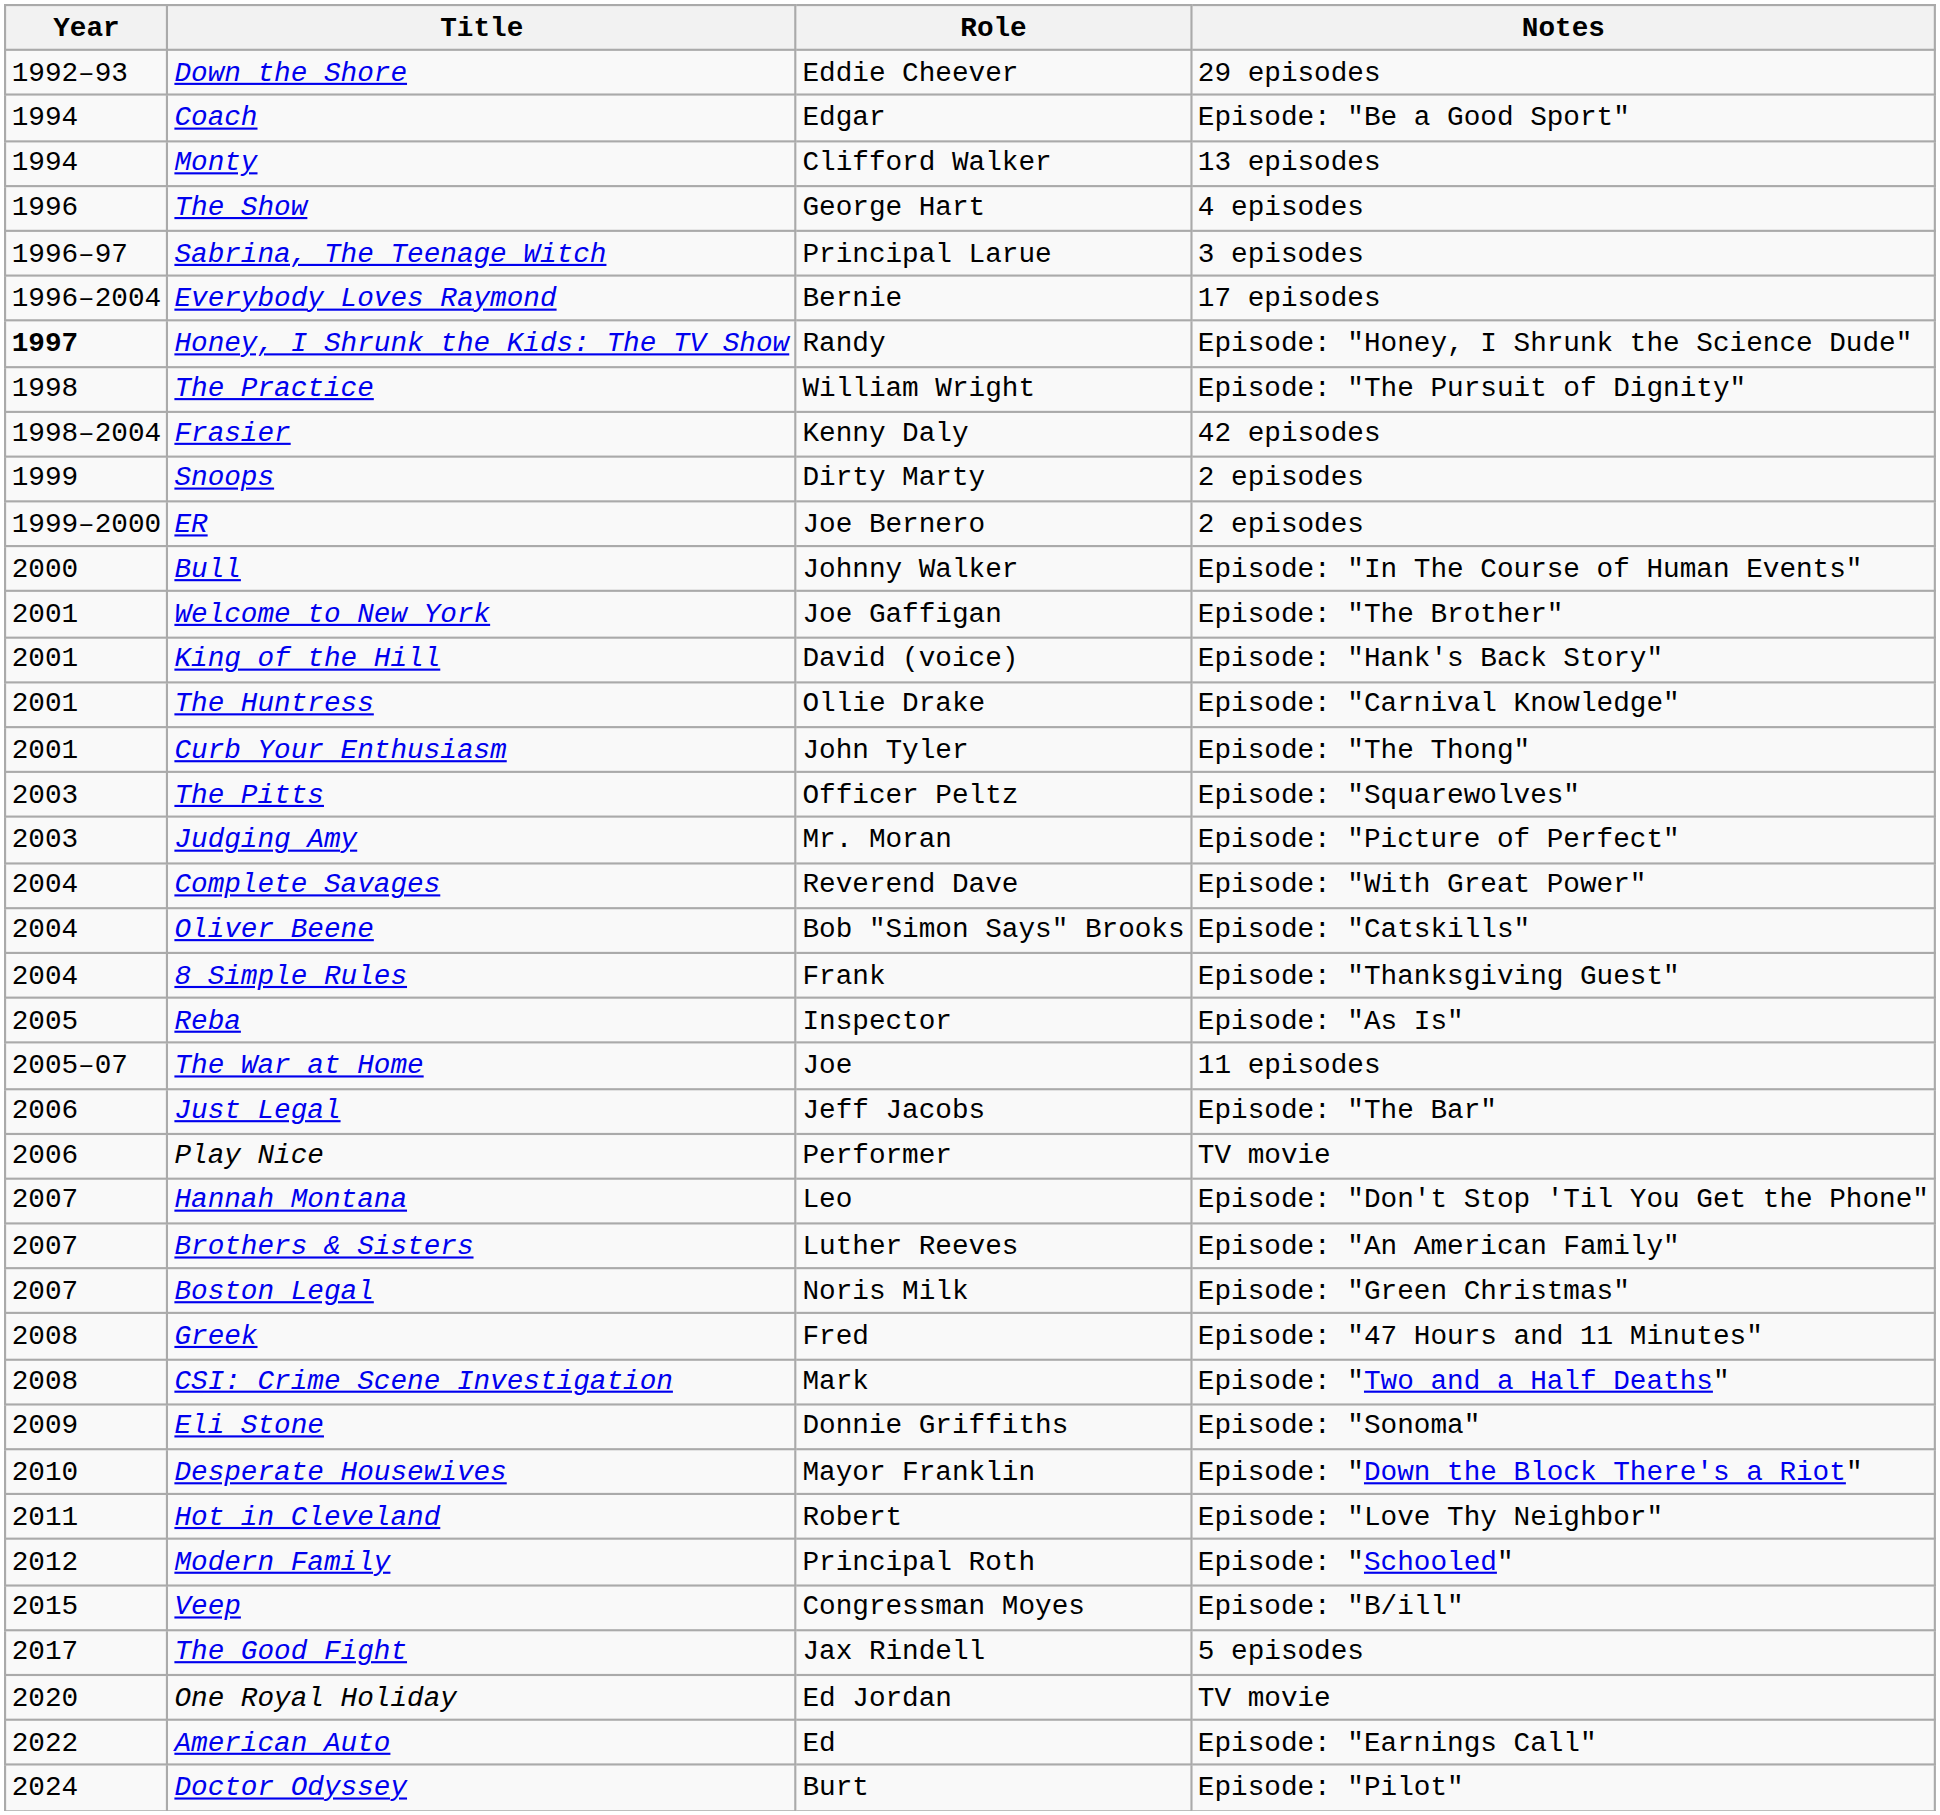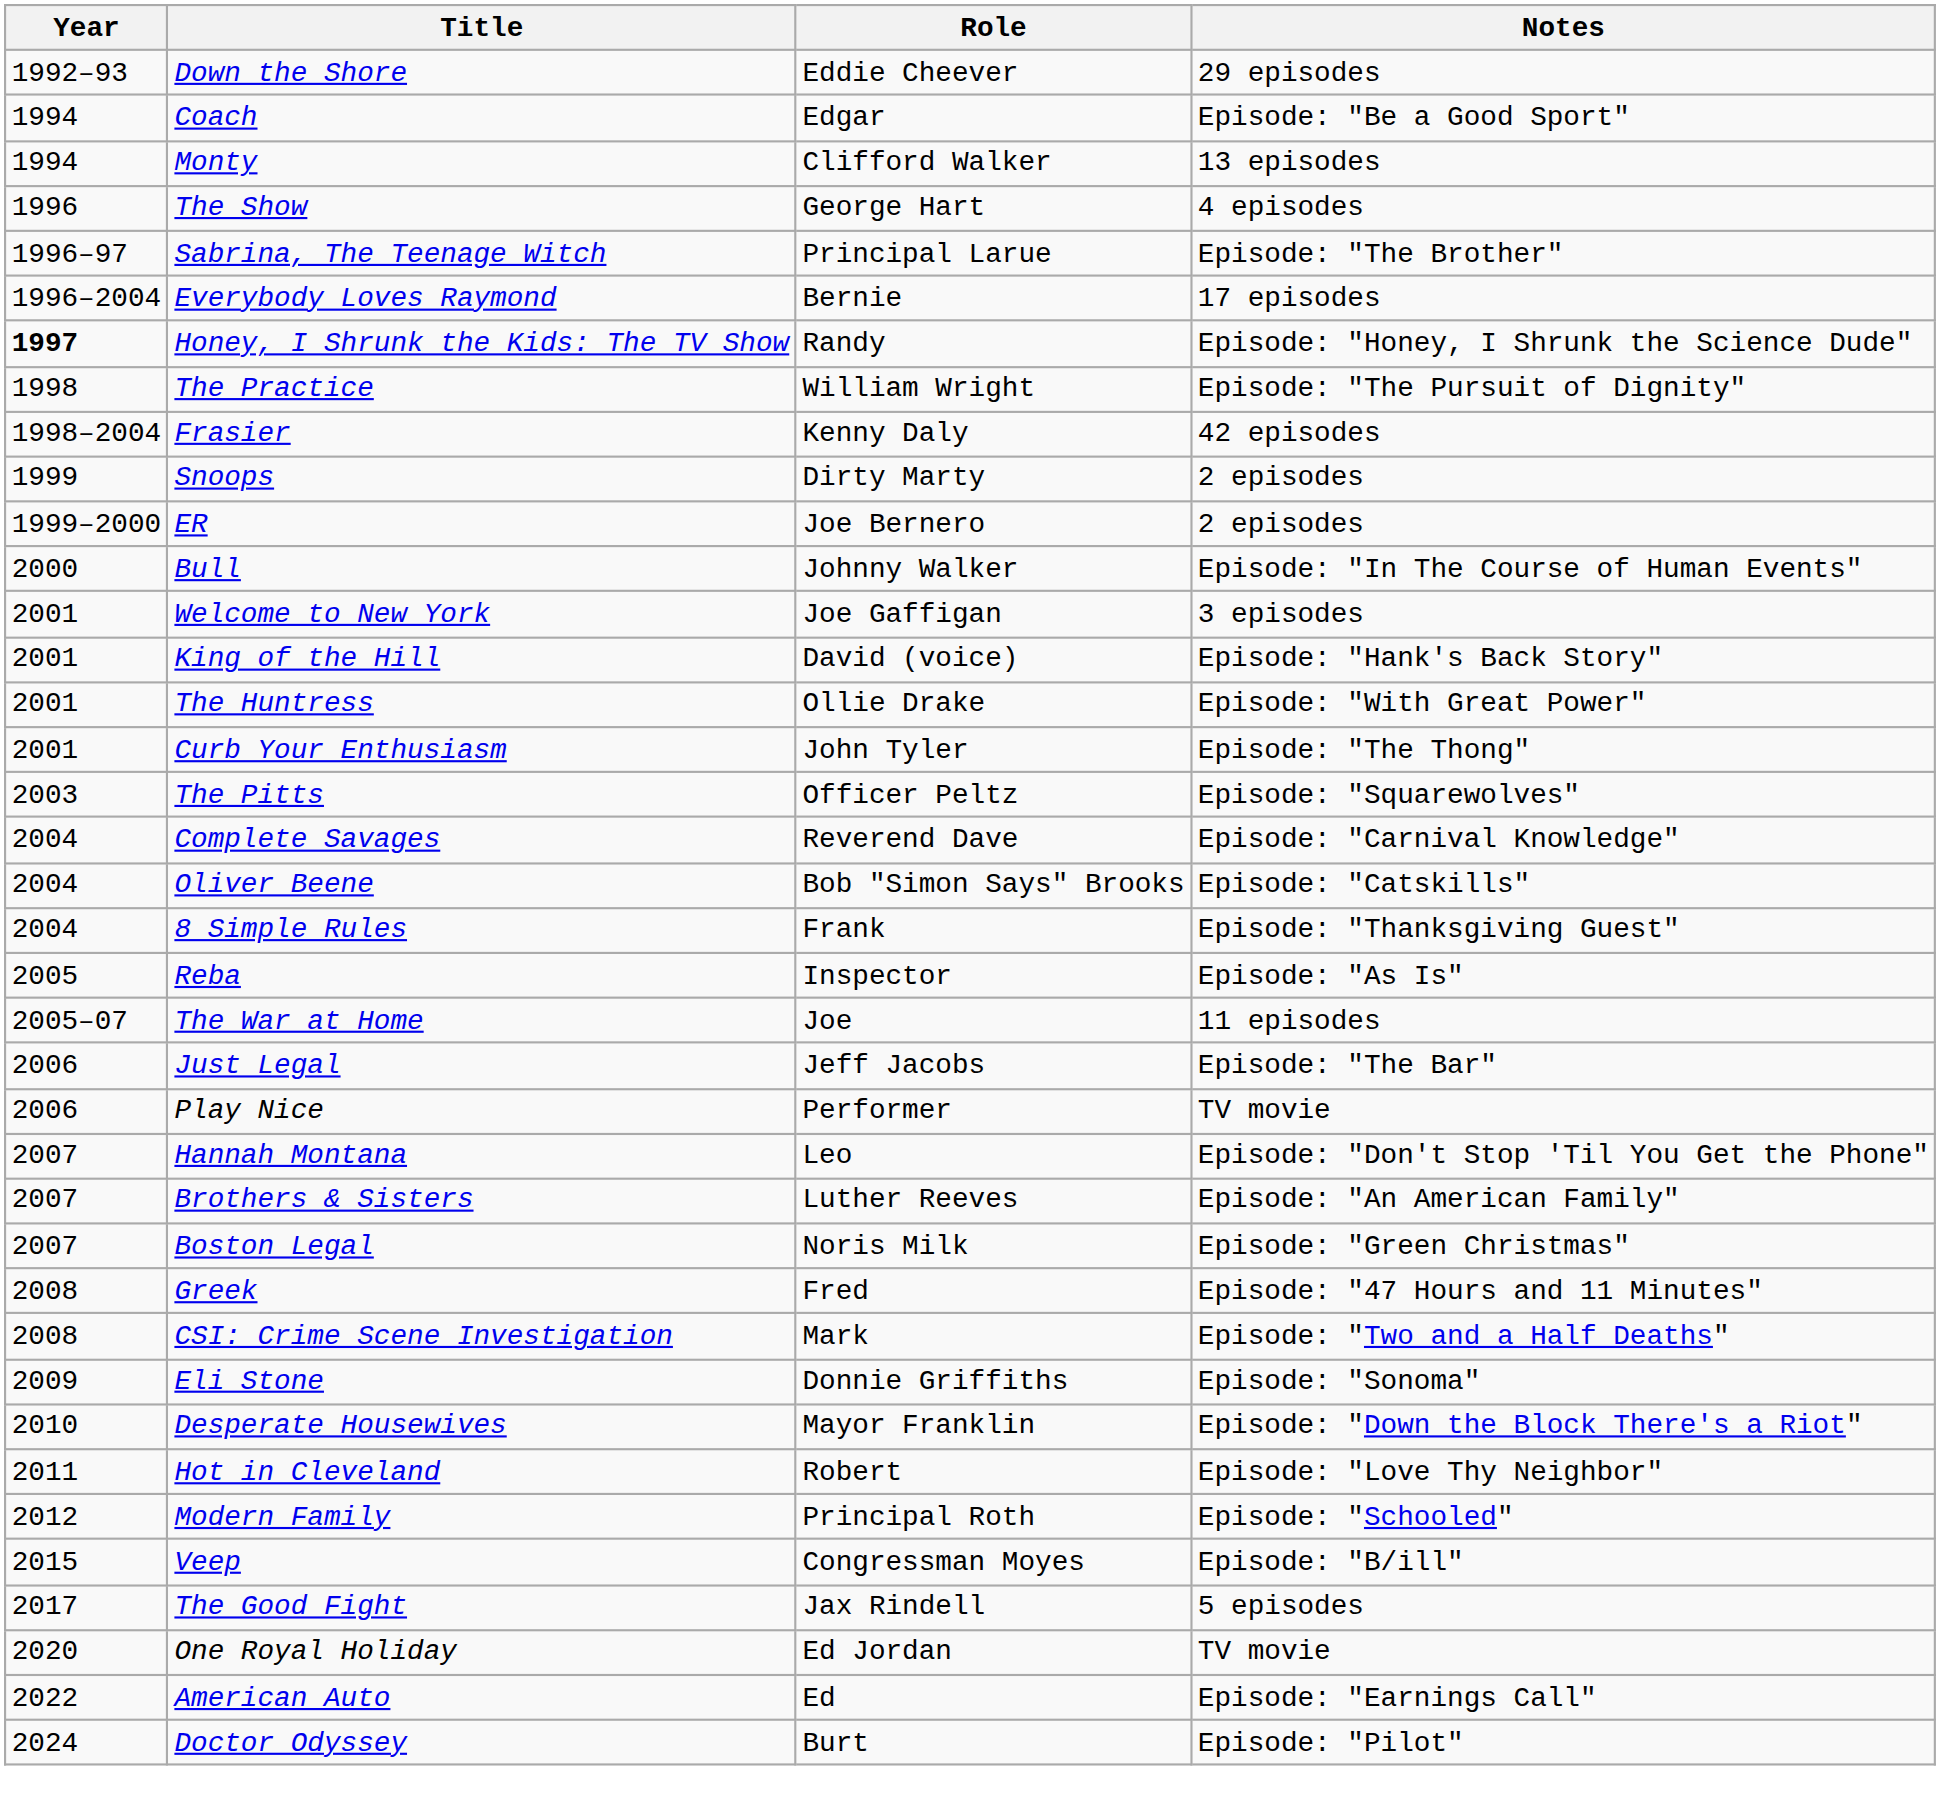(1281, 253) 3 episodes -> (1381, 253) Episode: "The Brother"
(1381, 614) Episode: "The Brother" -> (1281, 614) 3 episodes
(1439, 705) Episode: "Carnival Knowledge" -> (1422, 705) Episode: "With Great Power"
- row: (266, 840)
(1422, 885) Episode: "With Great Power" -> (1439, 840) Episode: "Carnival Knowledge"
